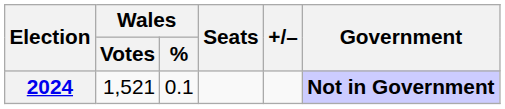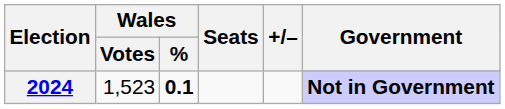(129, 86) 1,521 -> (129, 86) 1,523
(179, 86) normal -> (179, 86) bold
